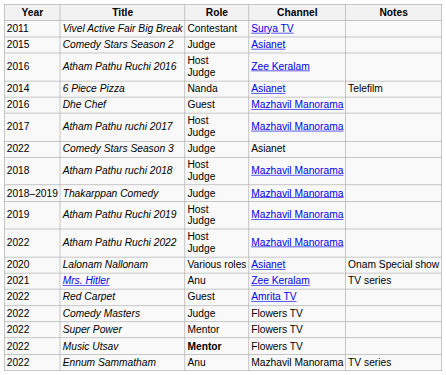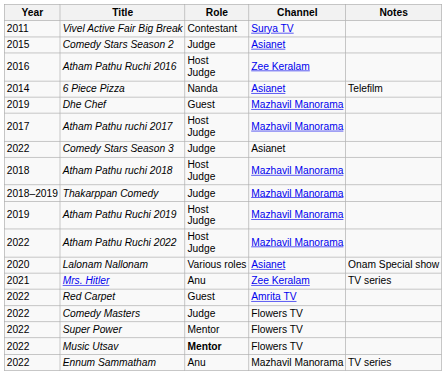(18, 105) 2016 -> (18, 105) 2019
